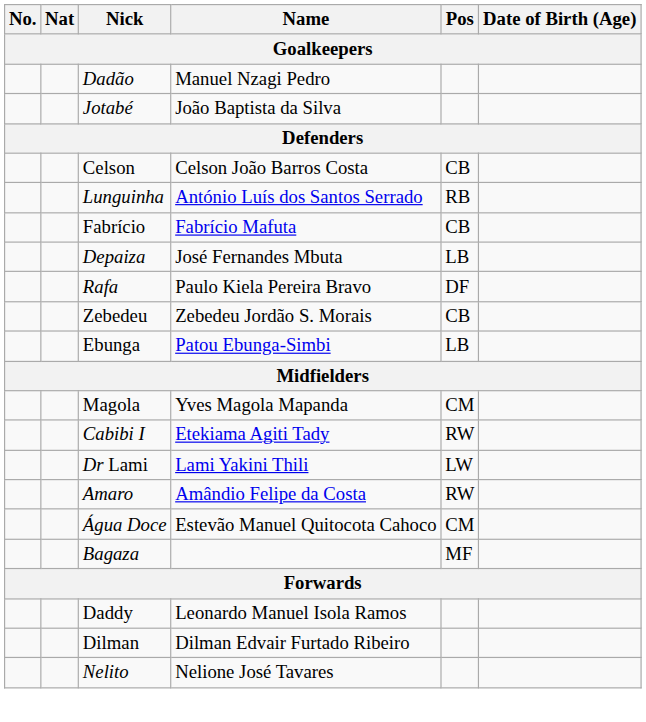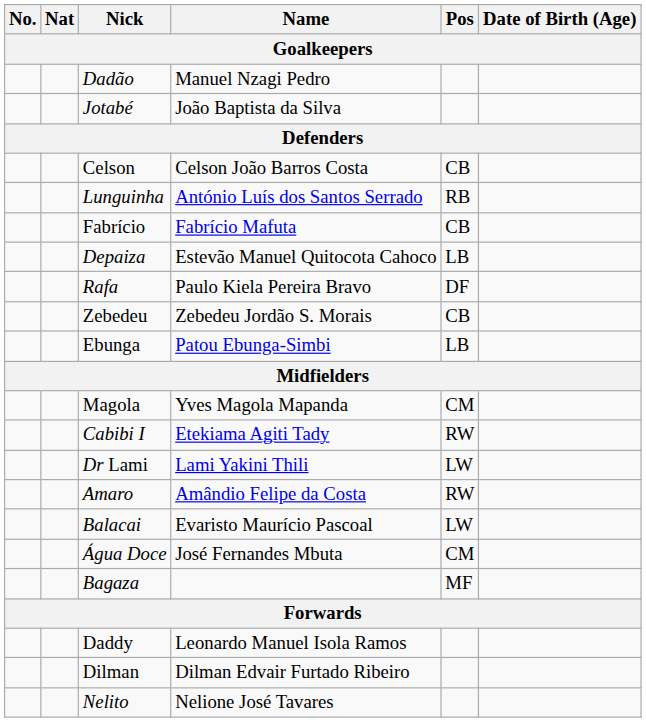(259, 256) José Fernandes Mbuta -> (306, 256) Estevão Manuel Quitocota Cahoco
+ row: (112, 524)
(306, 524) Estevão Manuel Quitocota Cahoco -> (259, 553) José Fernandes Mbuta
